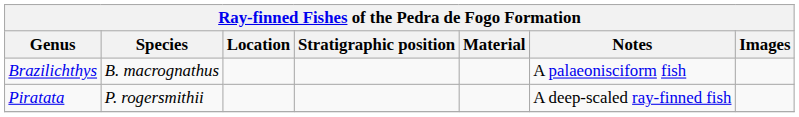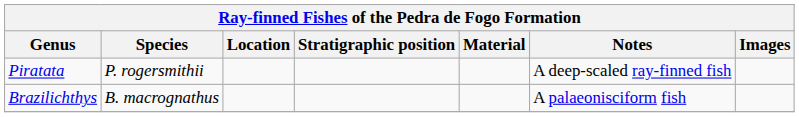rows swapped: (53, 71) <-> (36, 97)
